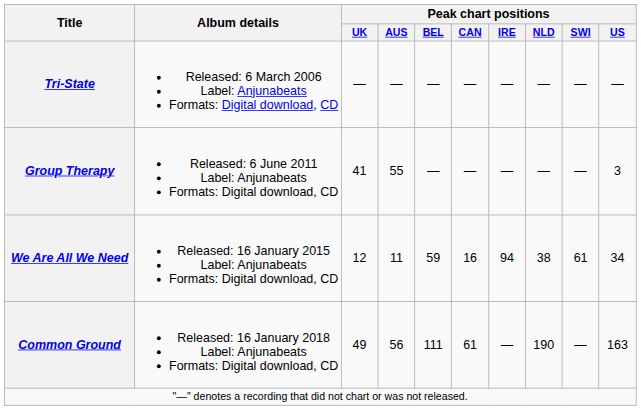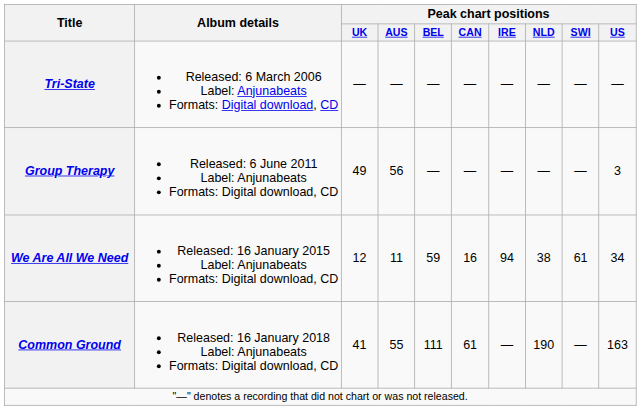(360, 171) 41 -> (360, 171) 49
(396, 171) 55 -> (396, 171) 56
(360, 345) 49 -> (360, 345) 41
(396, 345) 56 -> (396, 345) 55
